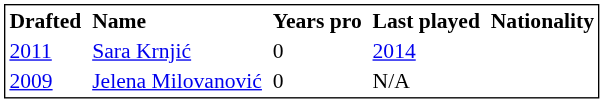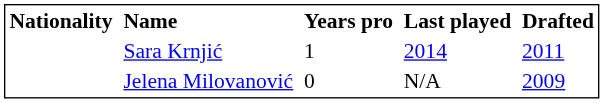columns swapped: (542, 21) <-> (45, 21)
(278, 51) 0 -> (309, 51) 1
